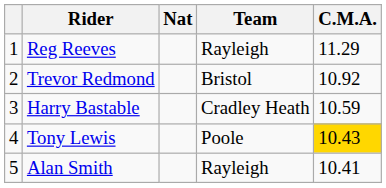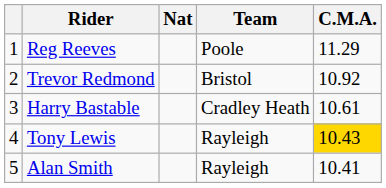(235, 49) Rayleigh -> (222, 49) Poole
(339, 108) 10.59 -> (339, 108) 10.61
(222, 138) Poole -> (235, 138) Rayleigh
